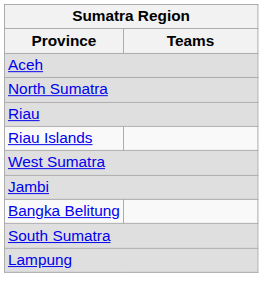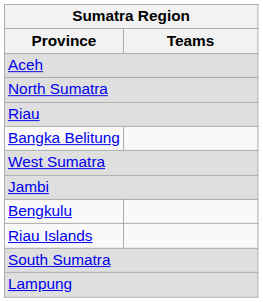rows swapped: (50, 138) <-> (64, 211)
+ row: (40, 211)
